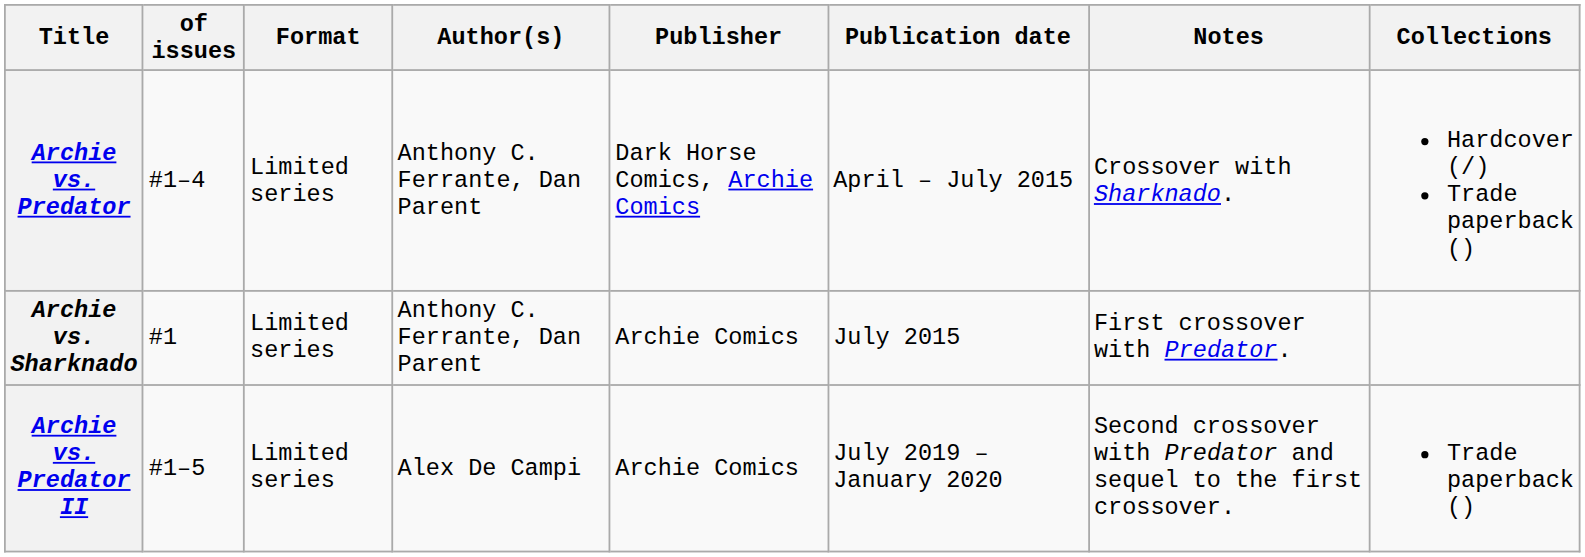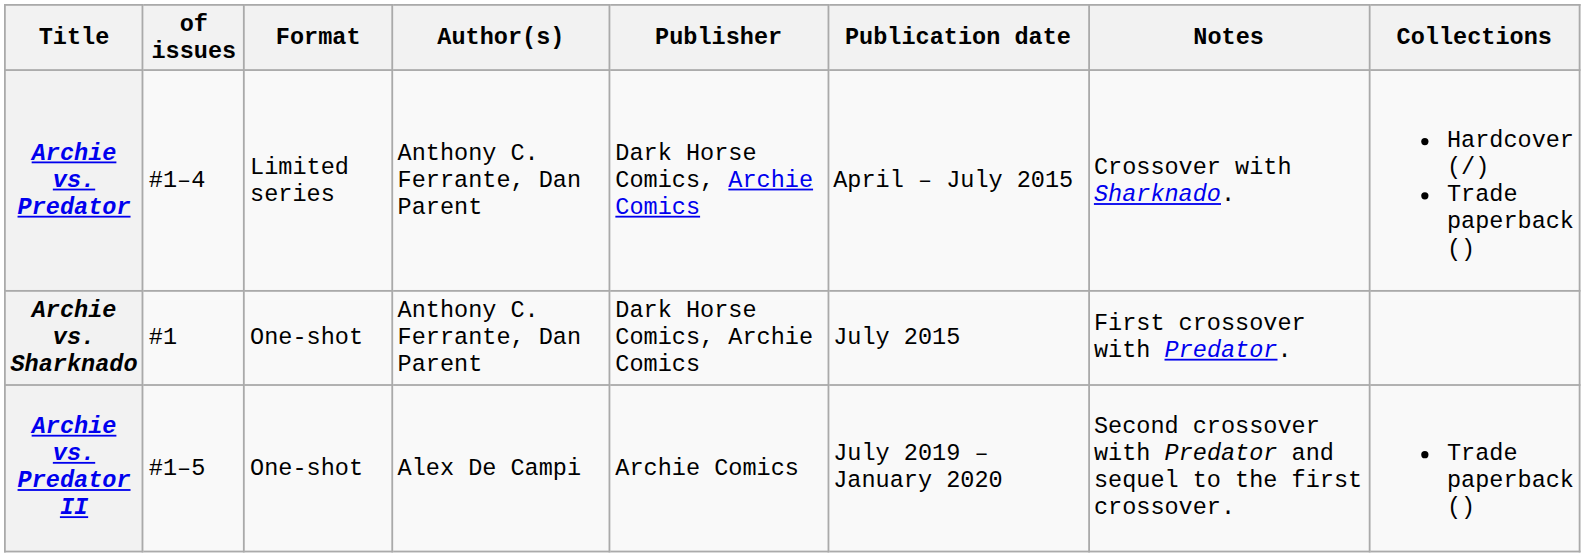(299, 338) Limited series -> (307, 338) One-shot
(707, 338) Archie Comics -> (714, 338) Dark Horse Comics, Archie Comics
(299, 468) Limited series -> (307, 468) One-shot
